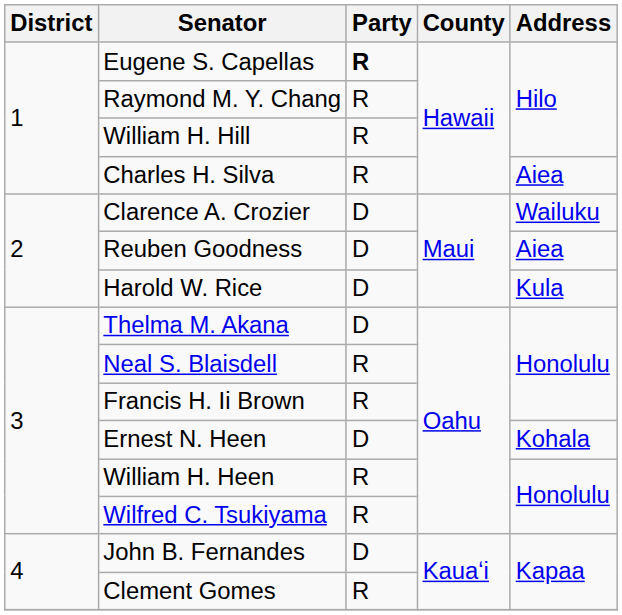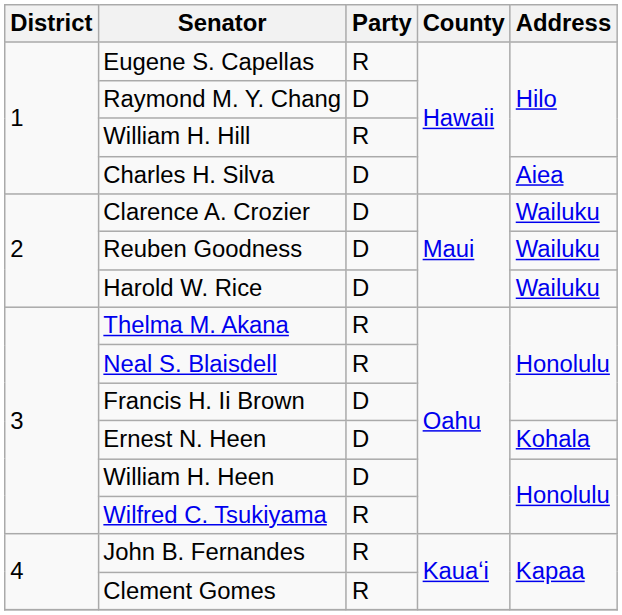(361, 61) bold -> (361, 61) normal
(361, 99) R -> (361, 99) D
(361, 174) R -> (361, 174) D
(540, 250) Aiea -> (558, 250) Wailuku
(540, 288) Kula -> (558, 288) Wailuku
(361, 325) D -> (361, 325) R
(361, 401) R -> (361, 401) D
(361, 477) R -> (361, 477) D
(361, 552) D -> (361, 552) R
